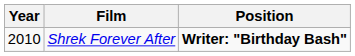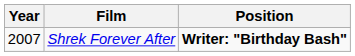(24, 39) 2010 -> (24, 39) 2007
